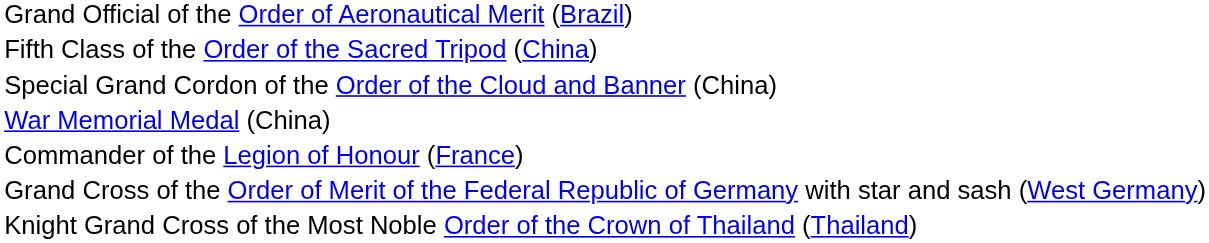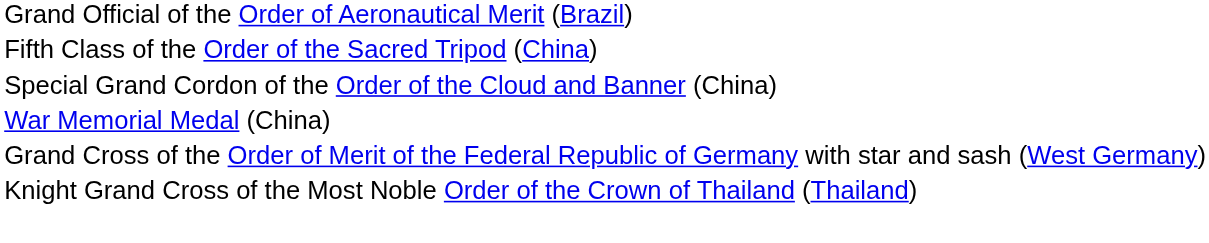- row: (264, 155)
